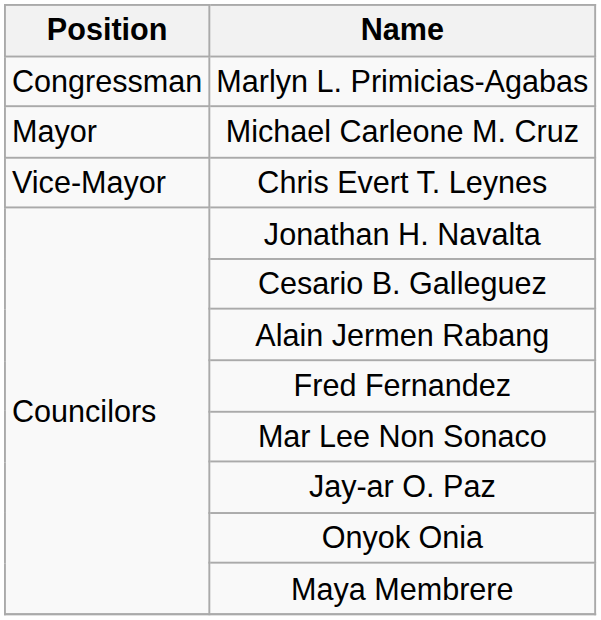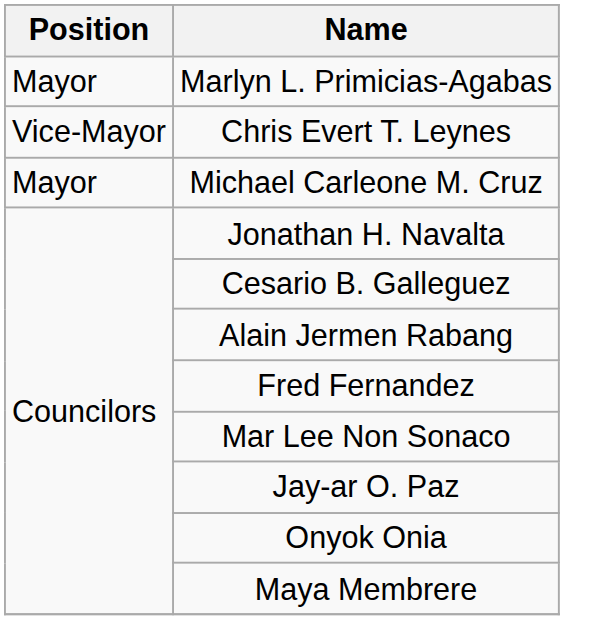(107, 81) Congressman -> (54, 81) Mayor
rows swapped: (402, 132) <-> (402, 182)
